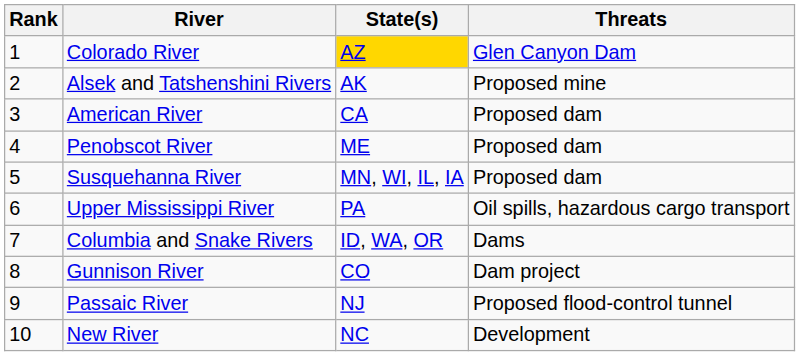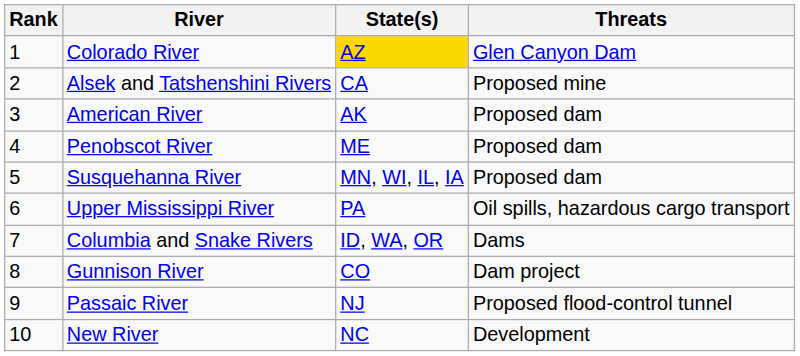(354, 83) AK -> (354, 83) CA
(354, 114) CA -> (354, 114) AK
